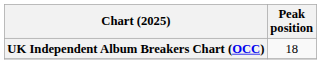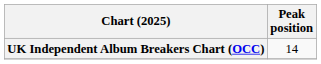(292, 48) 18 -> (292, 48) 14
